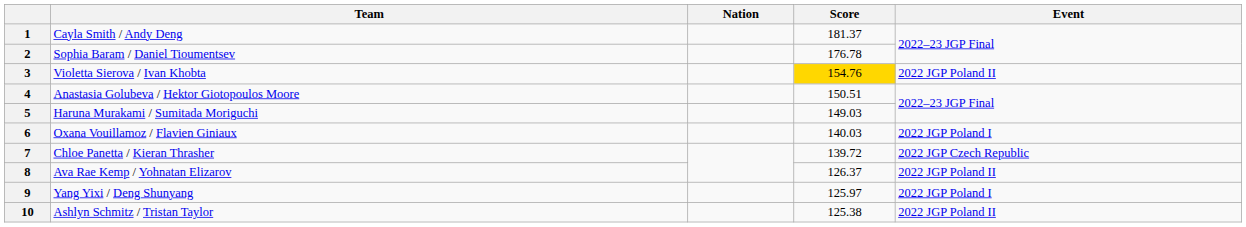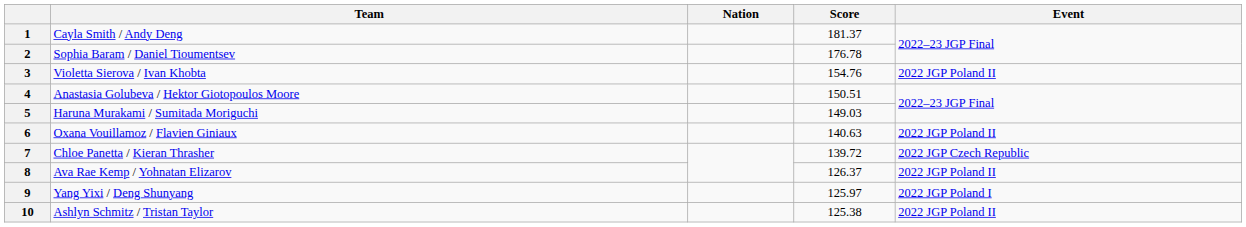(845, 73) gold background -> (845, 73) no background
(845, 133) 140.03 -> (845, 133) 140.63
(945, 133) 2022 JGP Poland I -> (947, 133) 2022 JGP Poland II
